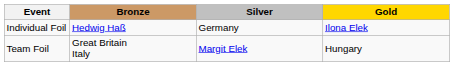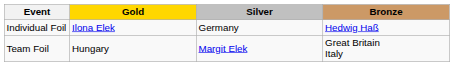columns swapped: (386, 12) <-> (133, 12)
